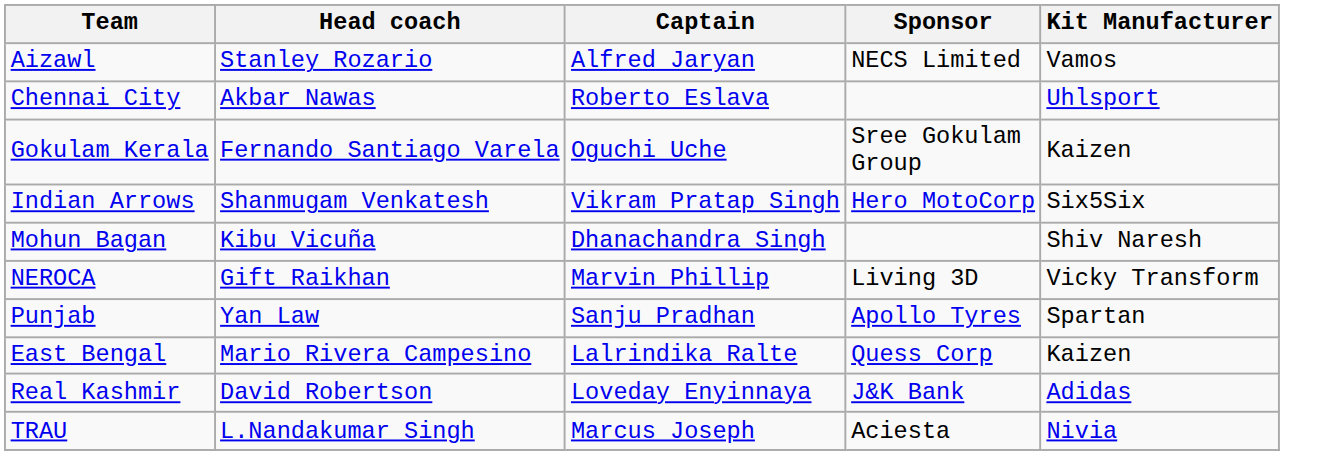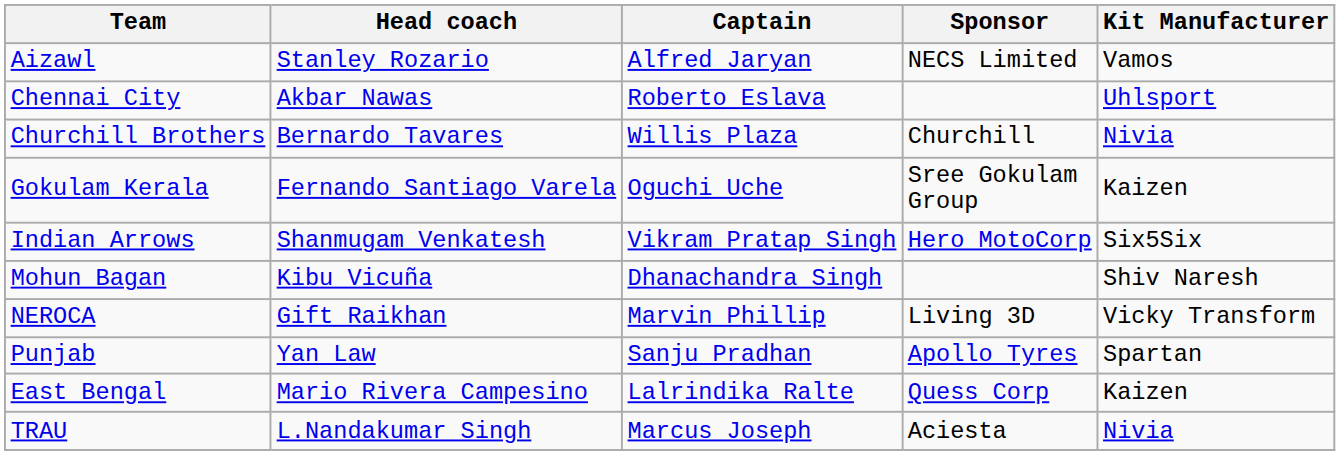+ row: (138, 139)
- row: (96, 394)
